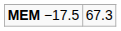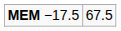(99, 15) 67.3 -> (99, 15) 67.5
